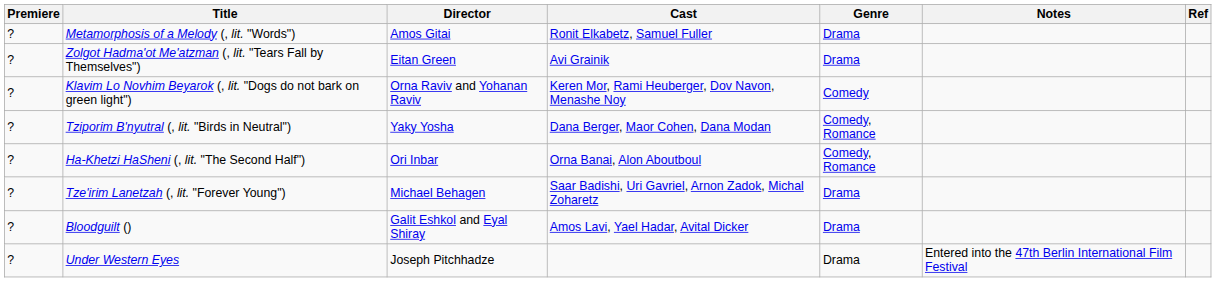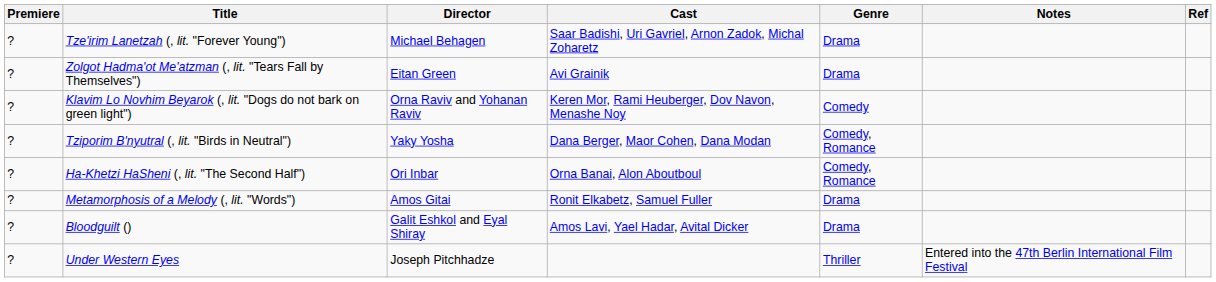rows swapped: (176, 193) <-> (180, 33)
(841, 260) Drama -> (842, 260) Thriller
